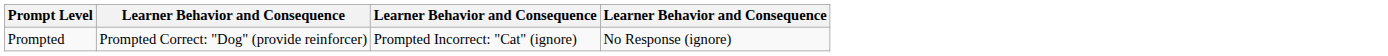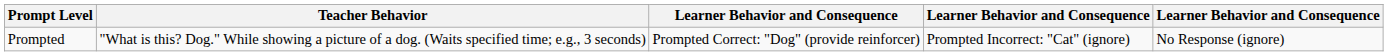+ column: (373, 16)
